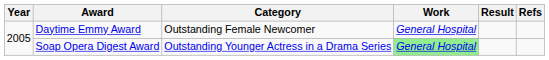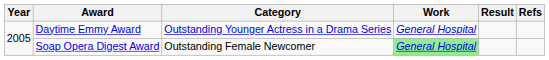(240, 30) Outstanding Female Newcomer -> (278, 30) Outstanding Younger Actress in a Drama Series
(278, 47) Outstanding Younger Actress in a Drama Series -> (240, 47) Outstanding Female Newcomer
